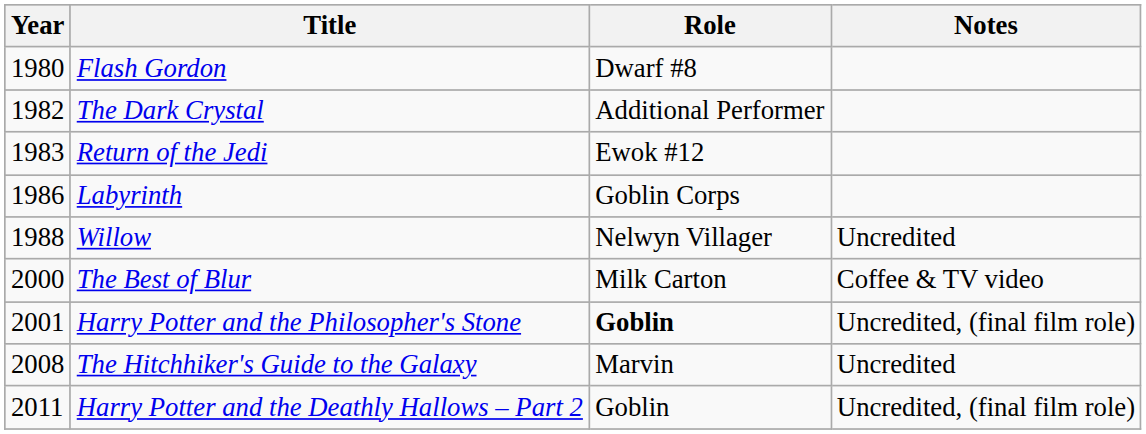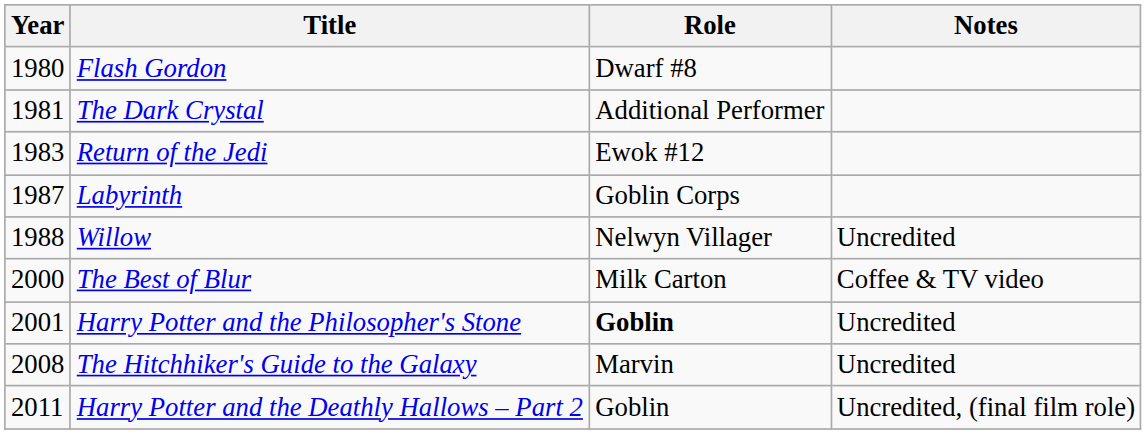(38, 110) 1982 -> (38, 110) 1981
(38, 195) 1986 -> (38, 195) 1987
(986, 322) Uncredited, (final film role) -> (896, 322) Uncredited
